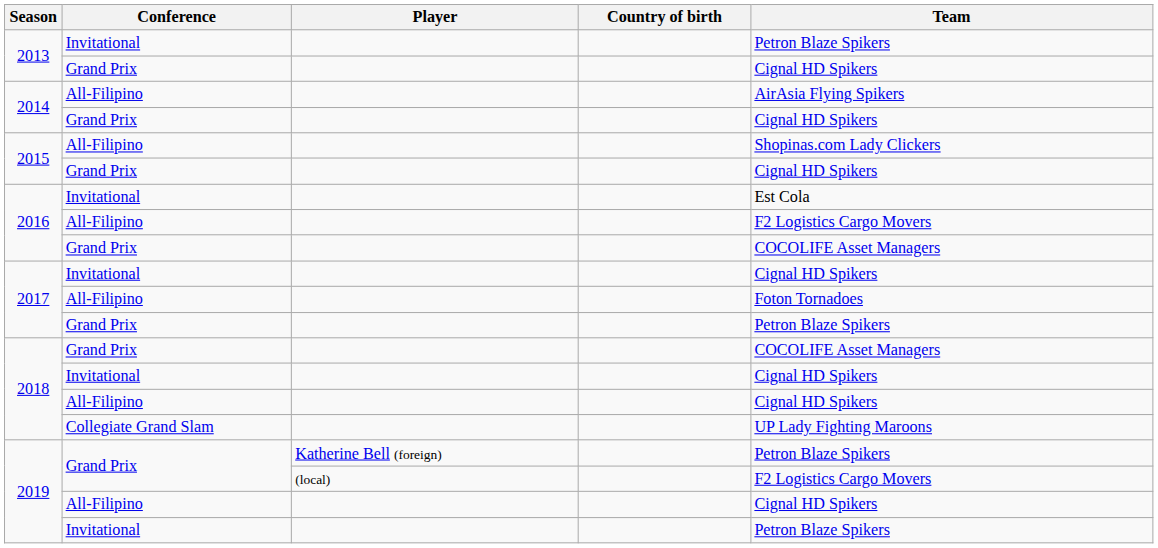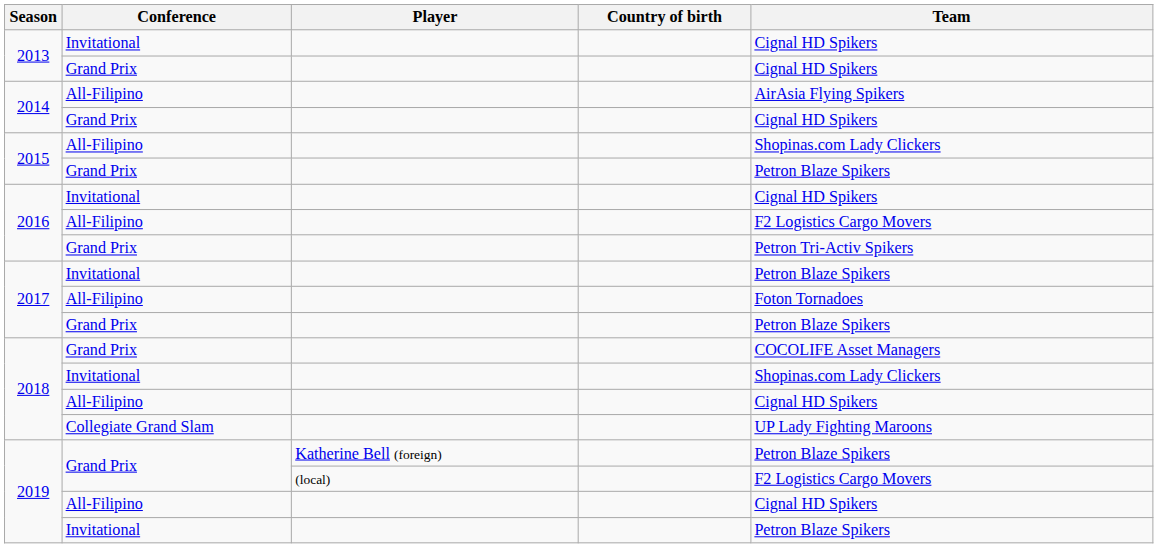(822, 42) Petron Blaze Spikers -> (816, 42) Cignal HD Spikers
(816, 171) Cignal HD Spikers -> (822, 171) Petron Blaze Spikers
(782, 196) Est Cola -> (816, 196) Cignal HD Spikers
(847, 247) COCOLIFE Asset Managers -> (834, 247) Petron Tri-Activ Spikers
(816, 273) Cignal HD Spikers -> (822, 273) Petron Blaze Spikers
(816, 376) Cignal HD Spikers -> (848, 376) Shopinas.com Lady Clickers
